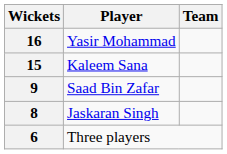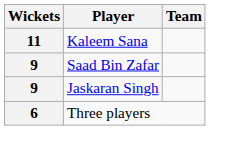- row: (121, 40)
(34, 64) 15 -> (34, 40) 11
(34, 112) 8 -> (34, 88) 9
